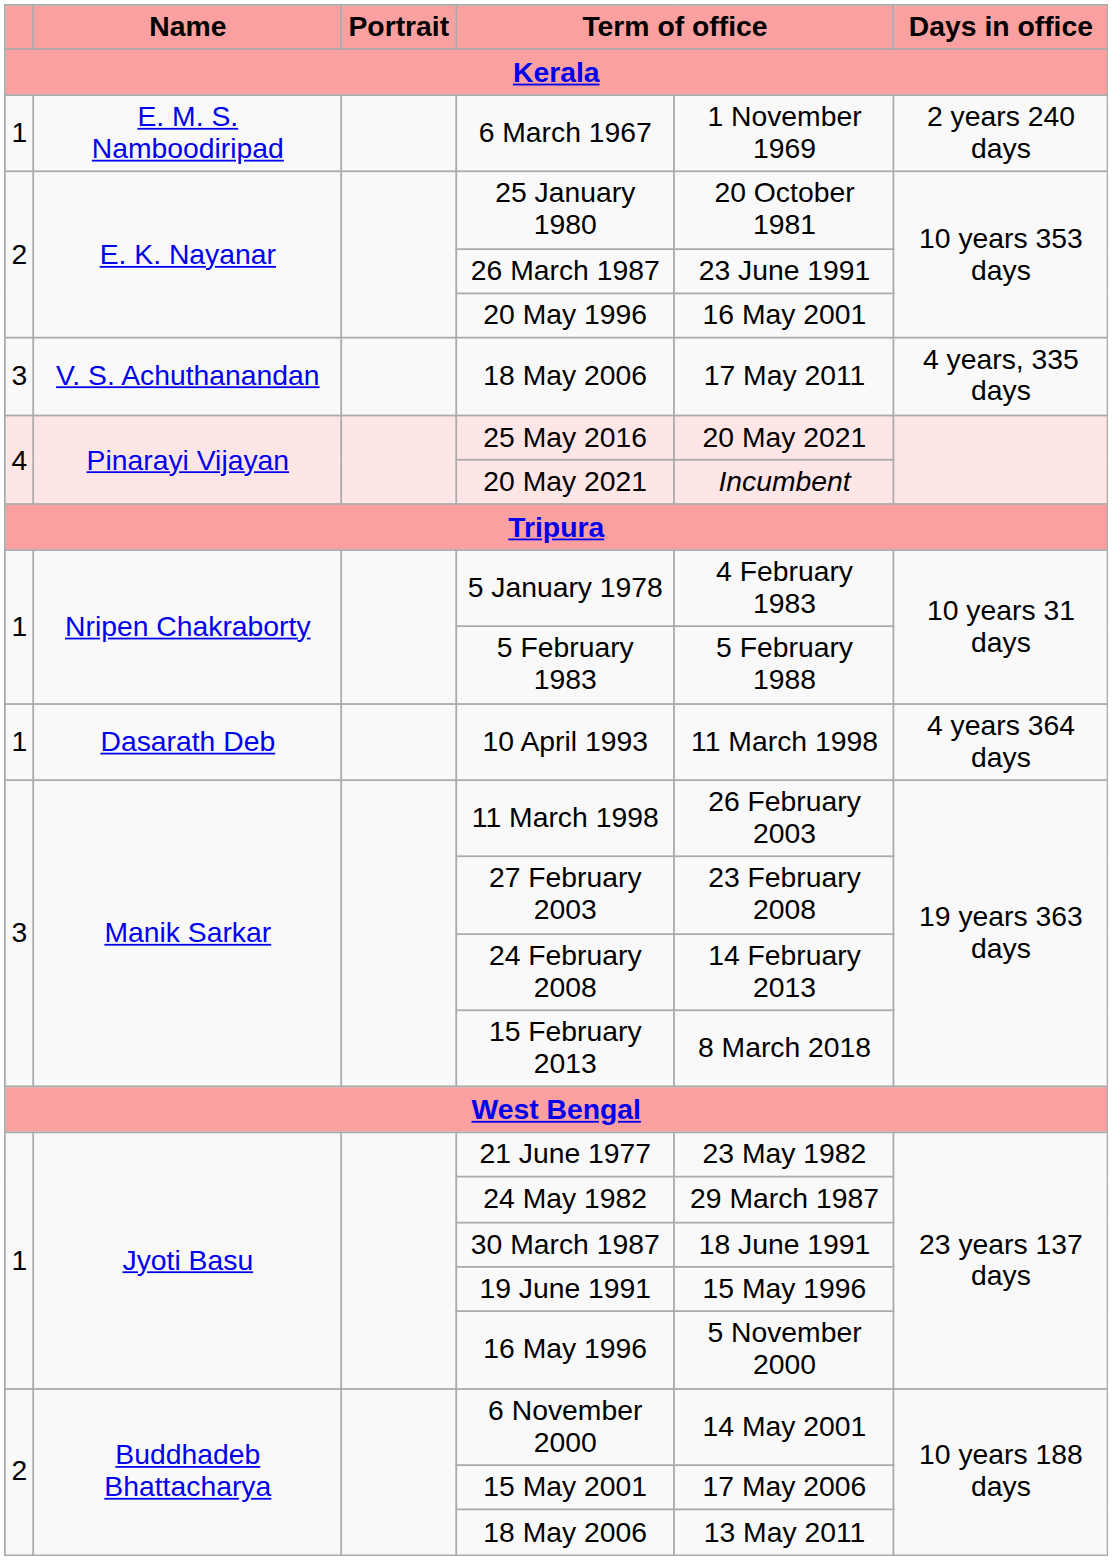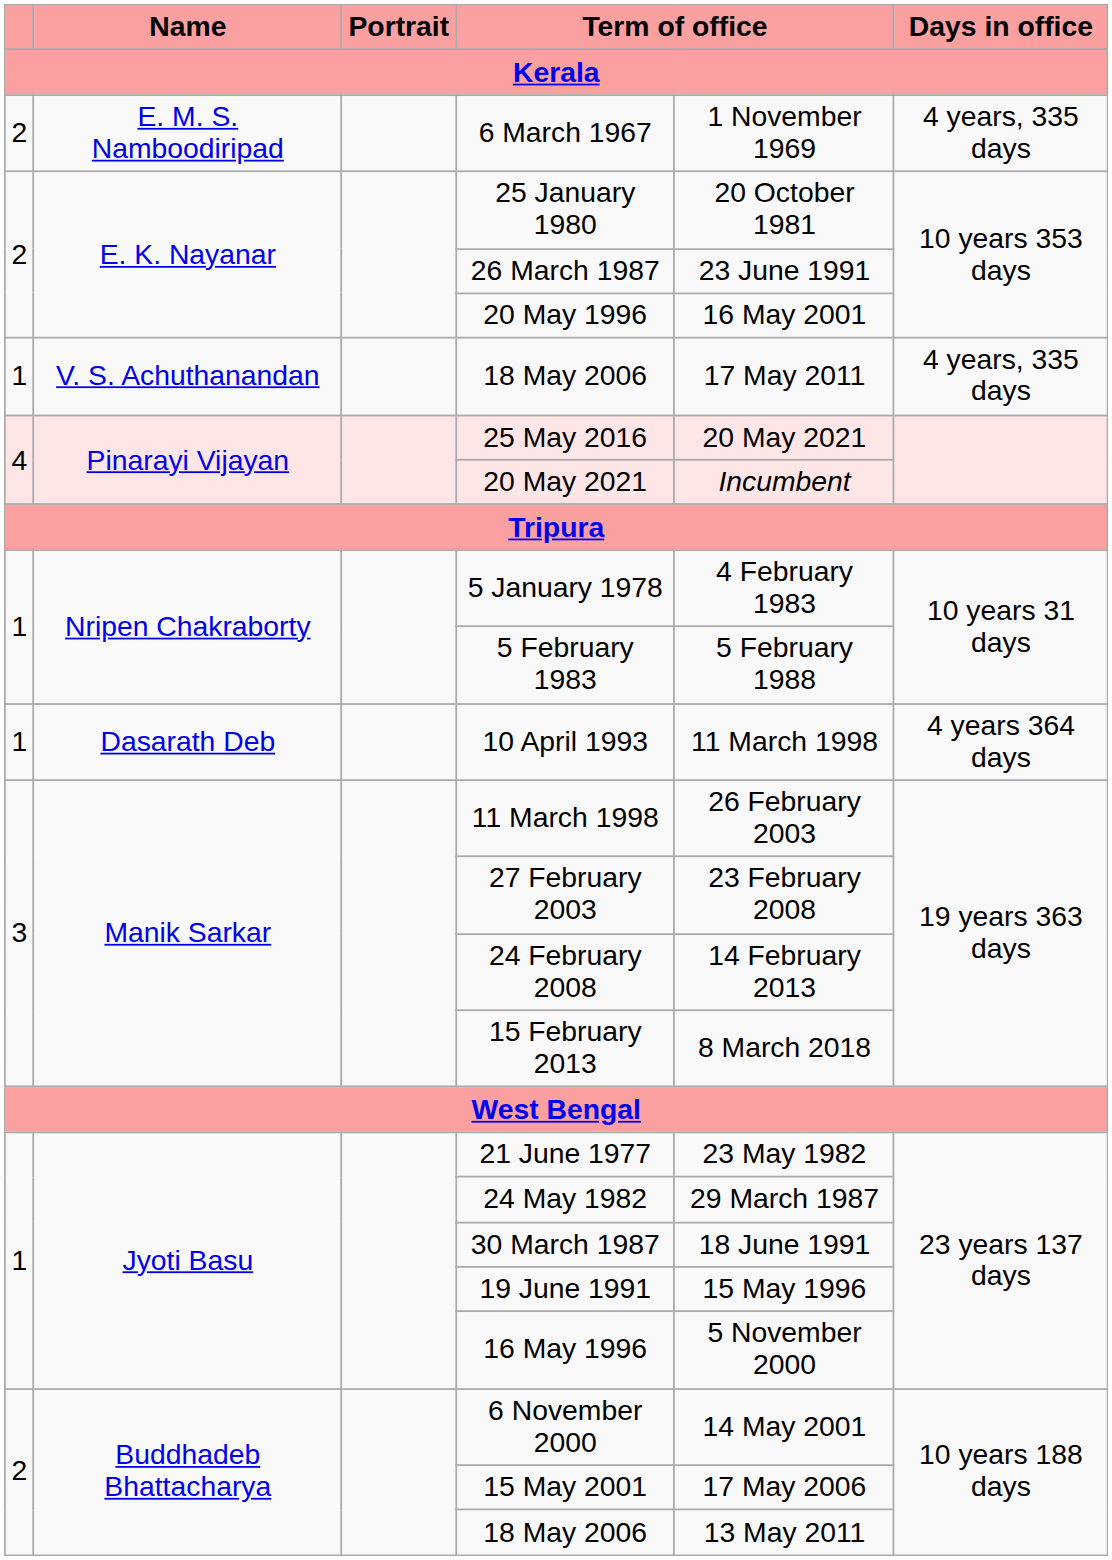(19, 132) 1 -> (19, 132) 2
(1001, 132) 2 years 240 days -> (1001, 132) 4 years, 335 days
(19, 376) 3 -> (19, 376) 1
